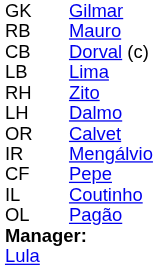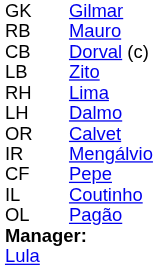(89, 72) Lima -> (84, 72) Zito
(84, 92) Zito -> (89, 92) Lima
